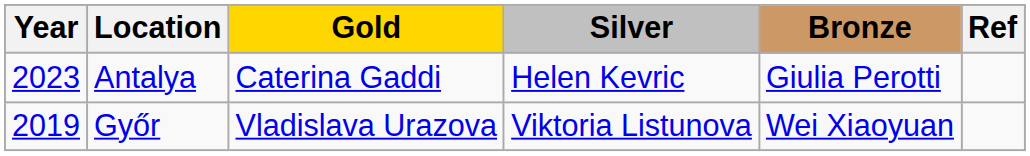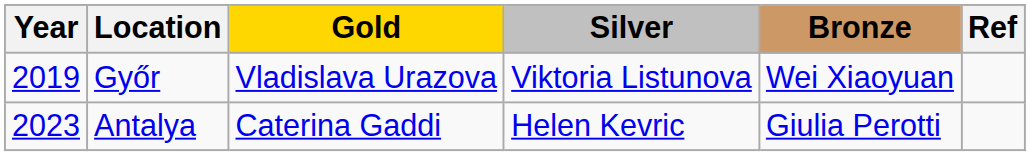rows swapped: (127, 125) <-> (145, 77)
